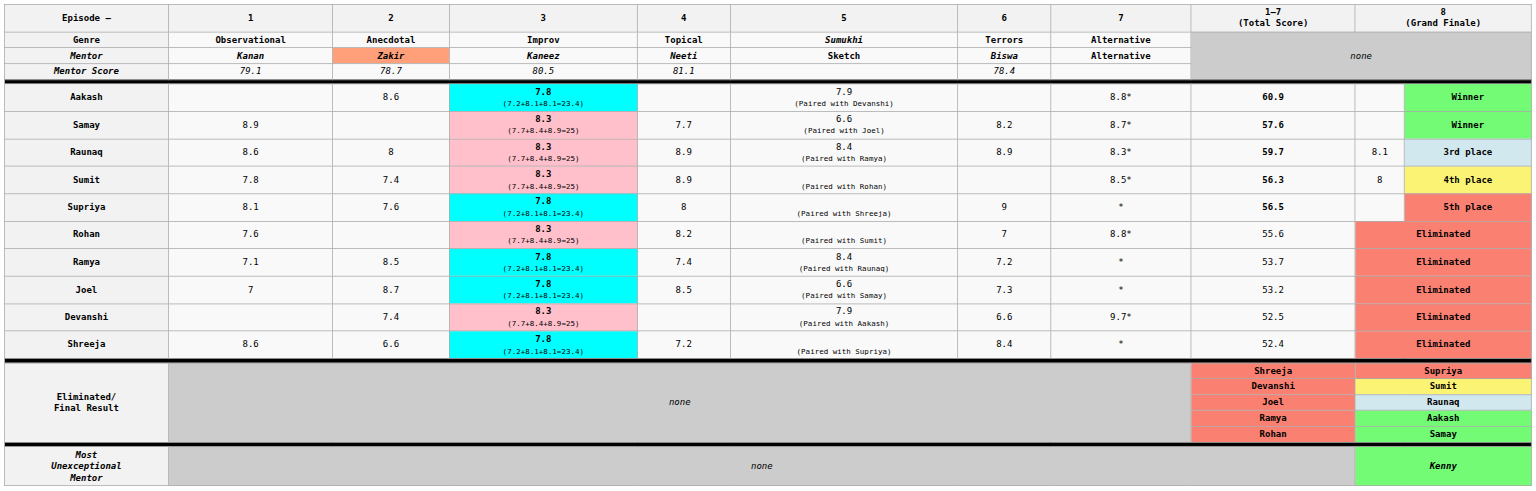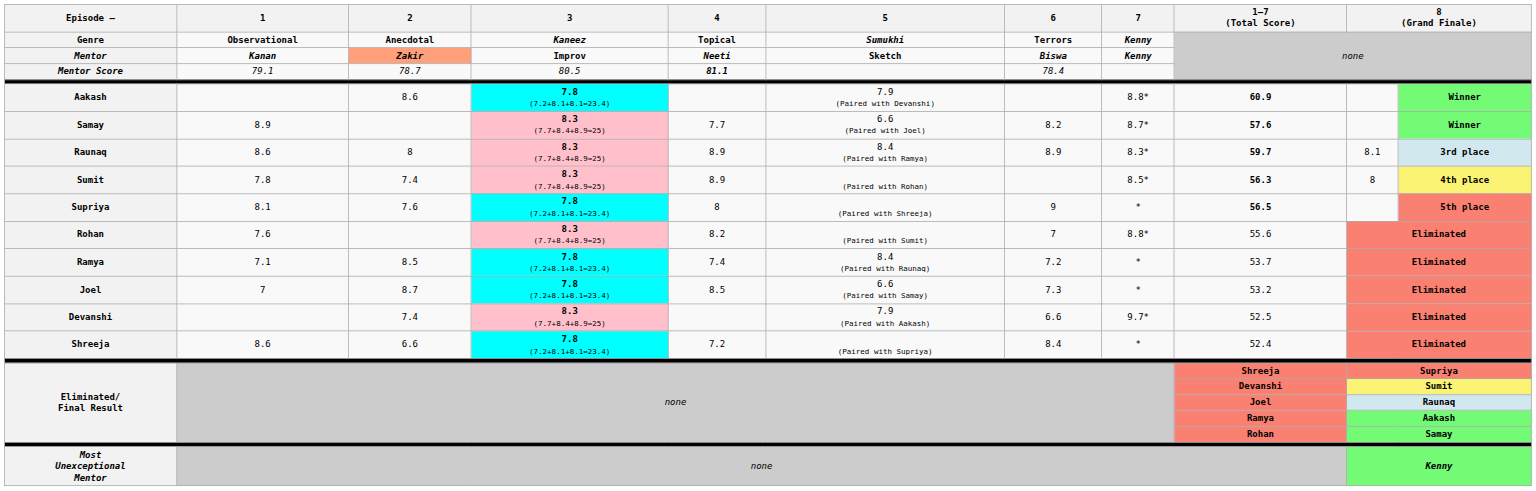(543, 39) Improv -> (570, 39) Kaneez
(1121, 39) Alternative -> (1138, 39) Kenny
(543, 55) Kaneez -> (570, 55) Improv
(1121, 55) Alternative -> (1138, 55) Kenny
(684, 71) normal -> (717, 71) bold
